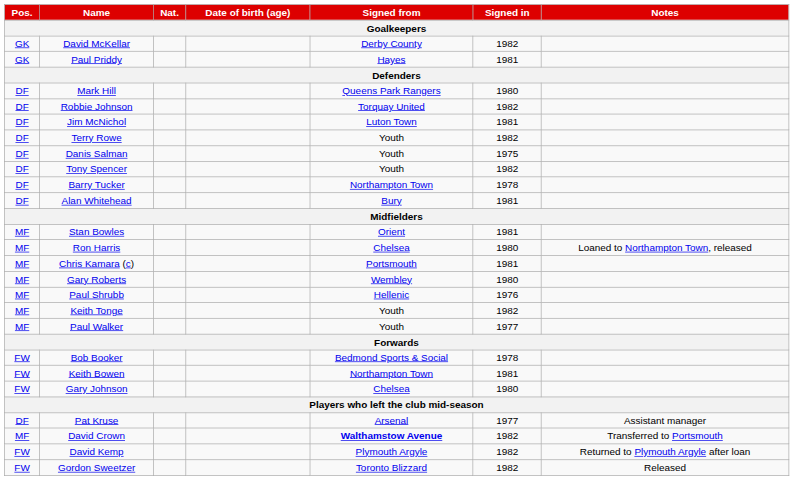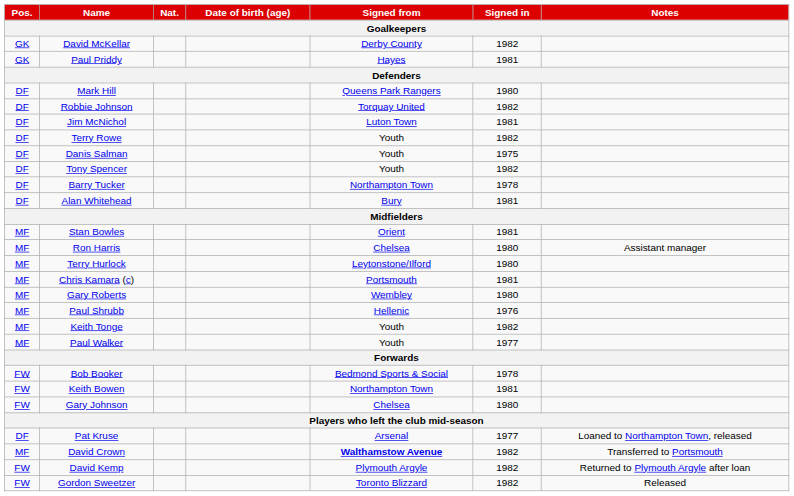(665, 248) Loaned to Northampton Town, released -> (665, 248) Assistant manager
+ row: (97, 264)
(665, 421) Assistant manager -> (665, 436) Loaned to Northampton Town, released
